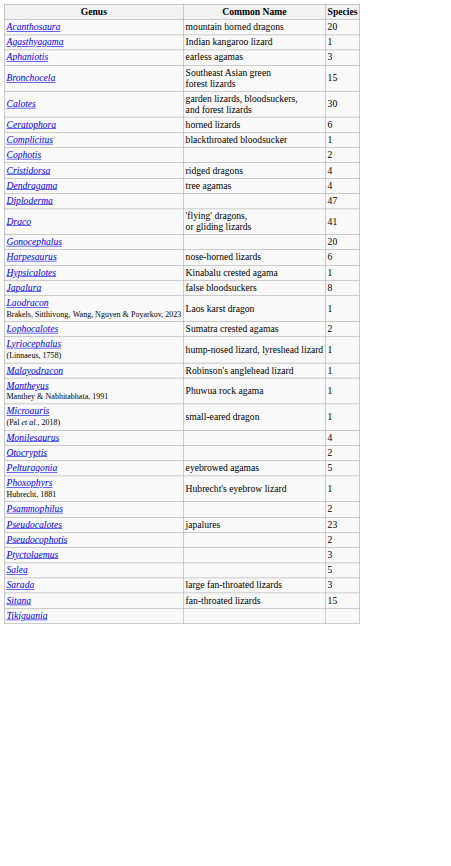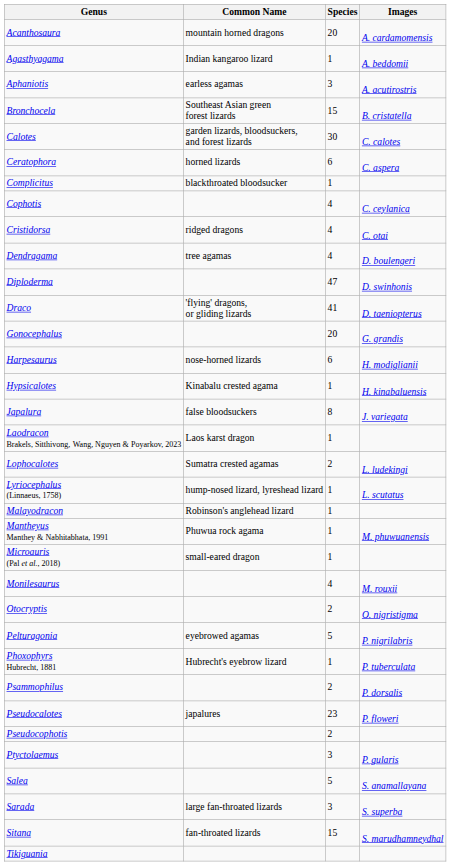+ column: (403, 12)
(330, 155) 2 -> (330, 204) 4
